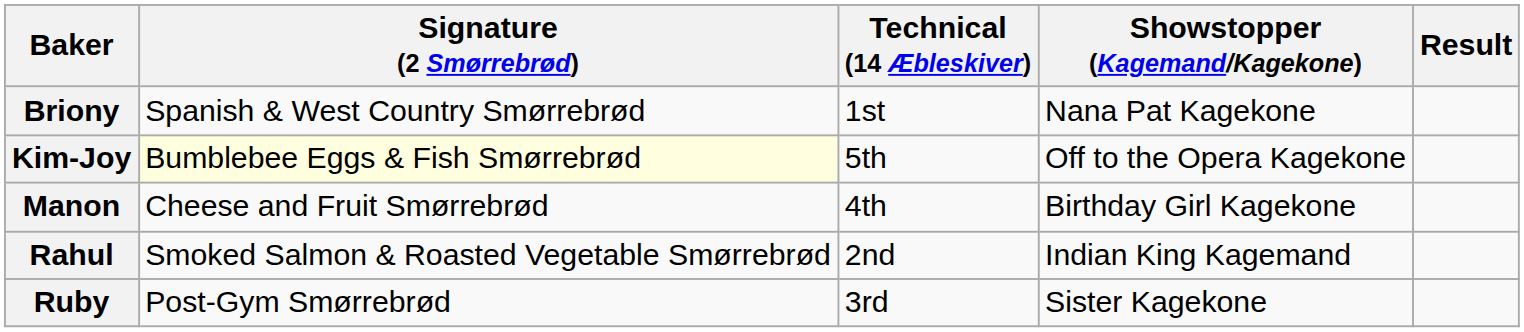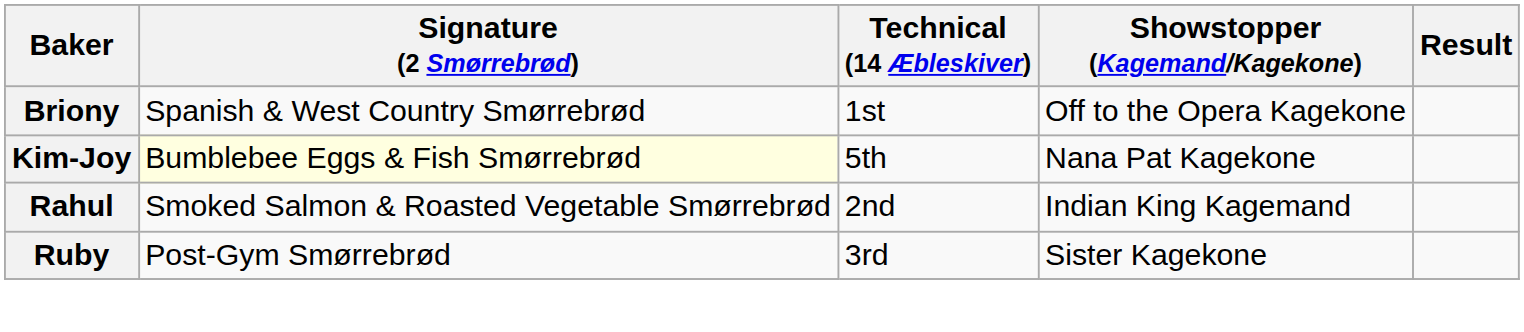(1180, 110) Nana Pat Kagekone -> (1226, 110) Off to the Opera Kagekone
(1226, 158) Off to the Opera Kagekone -> (1180, 158) Nana Pat Kagekone
- row: (72, 206)
